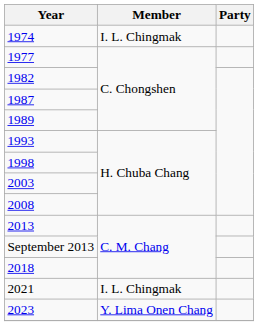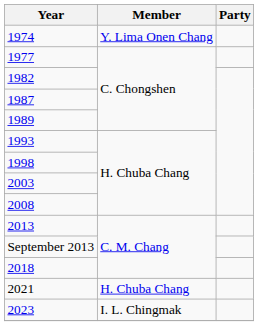(141, 36) I. L. Chingmak -> (157, 36) Y. Lima Onen Chang
(141, 288) I. L. Chingmak -> (145, 288) H. Chuba Chang
(157, 309) Y. Lima Onen Chang -> (141, 309) I. L. Chingmak
